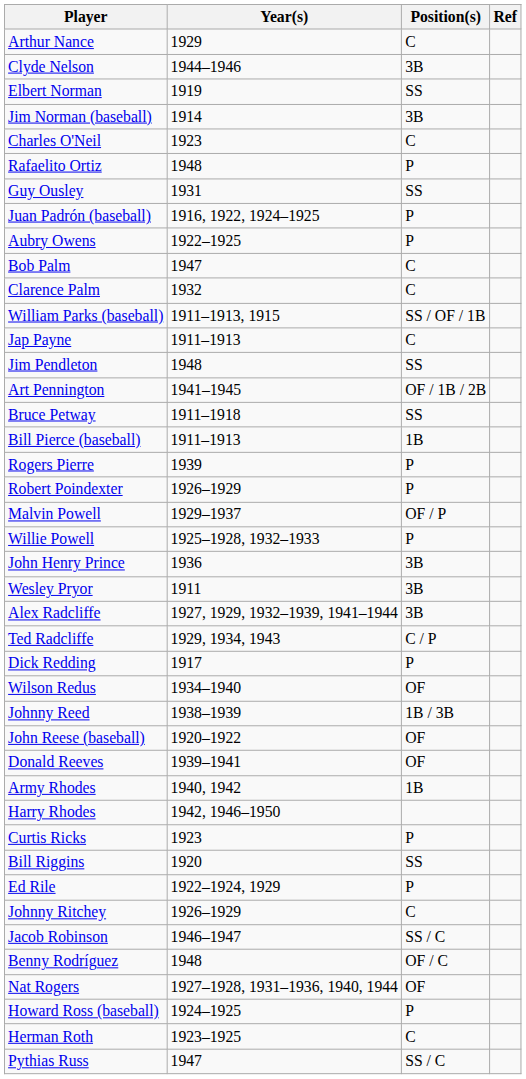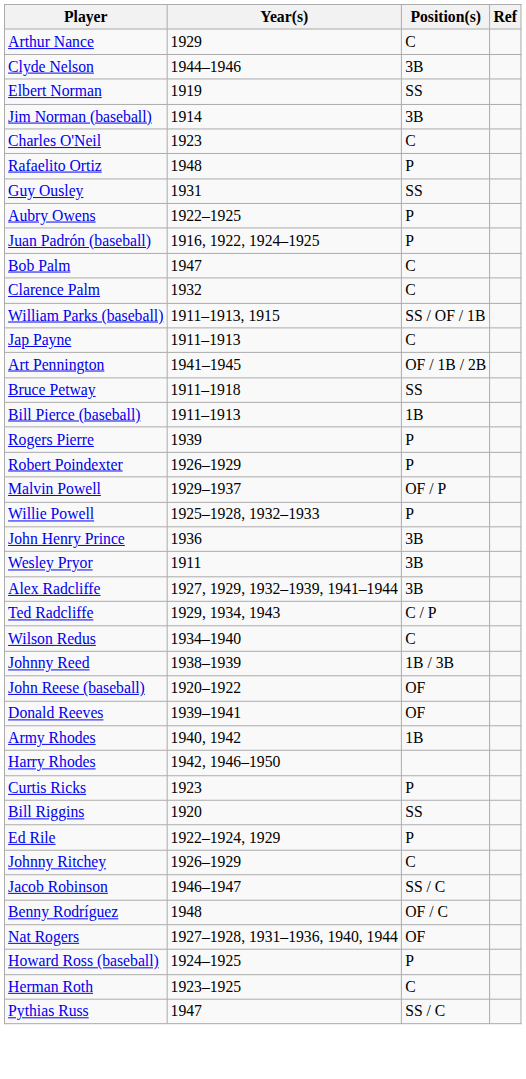rows swapped: (52, 240) <-> (80, 215)
- row: (53, 365)
- row: (52, 663)
(415, 688) OF -> (410, 638) C
